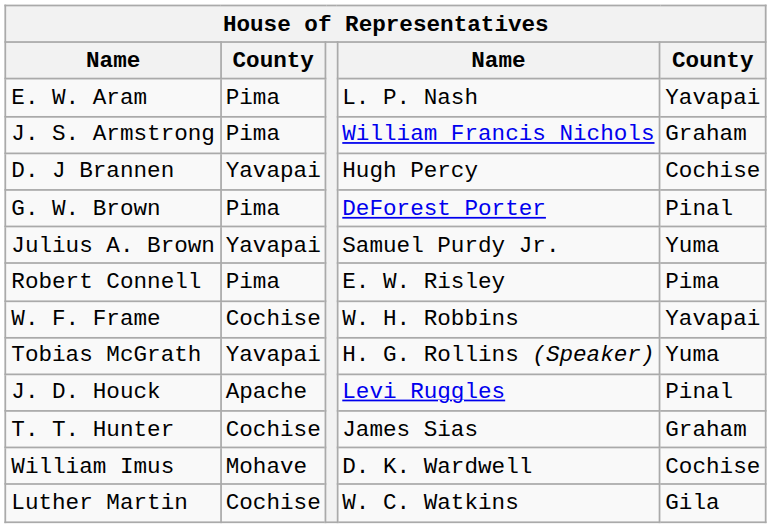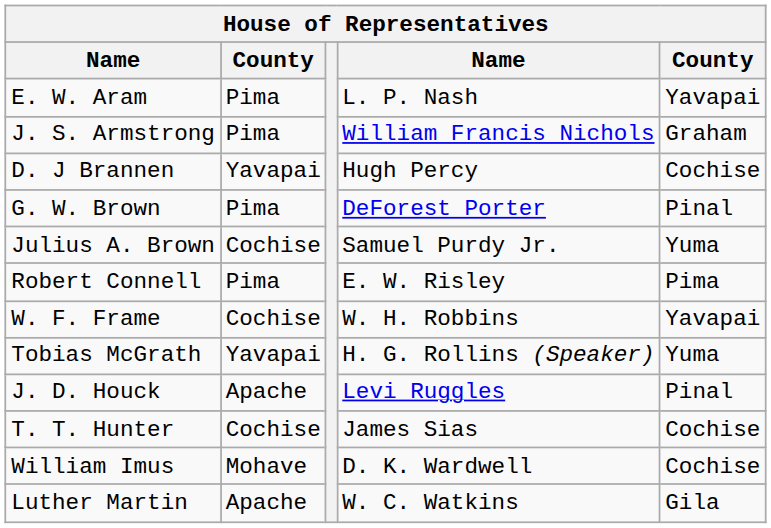(273, 245) Yavapai -> (273, 245) Cochise
(706, 429) Graham -> (713, 429) Cochise
(273, 503) Cochise -> (266, 503) Apache
